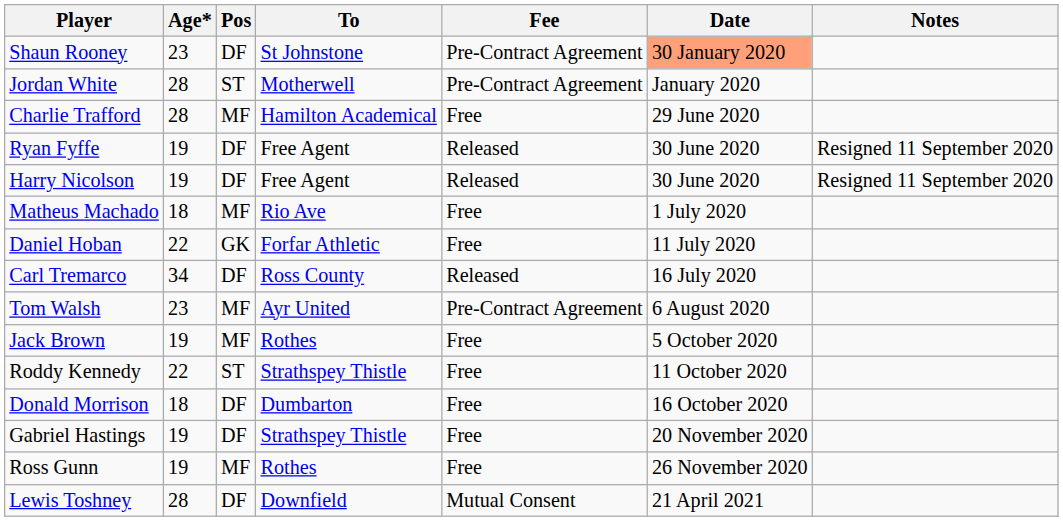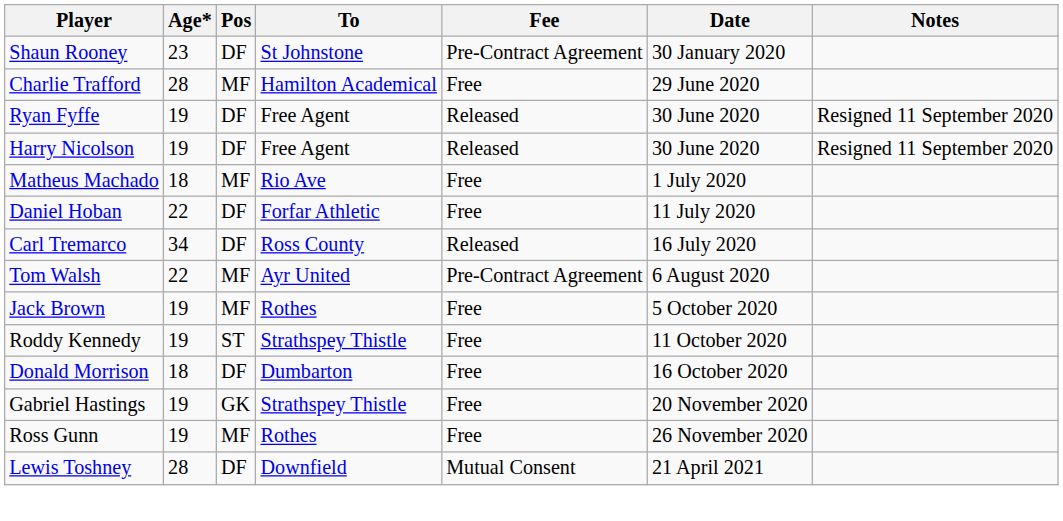(719, 52) lightsalmon background -> (719, 52) no background
- row: (63, 84)
(236, 244) GK -> (234, 212) DF
(178, 308) 23 -> (178, 276) 22
(178, 372) 22 -> (178, 340) 19
(234, 436) DF -> (236, 404) GK
